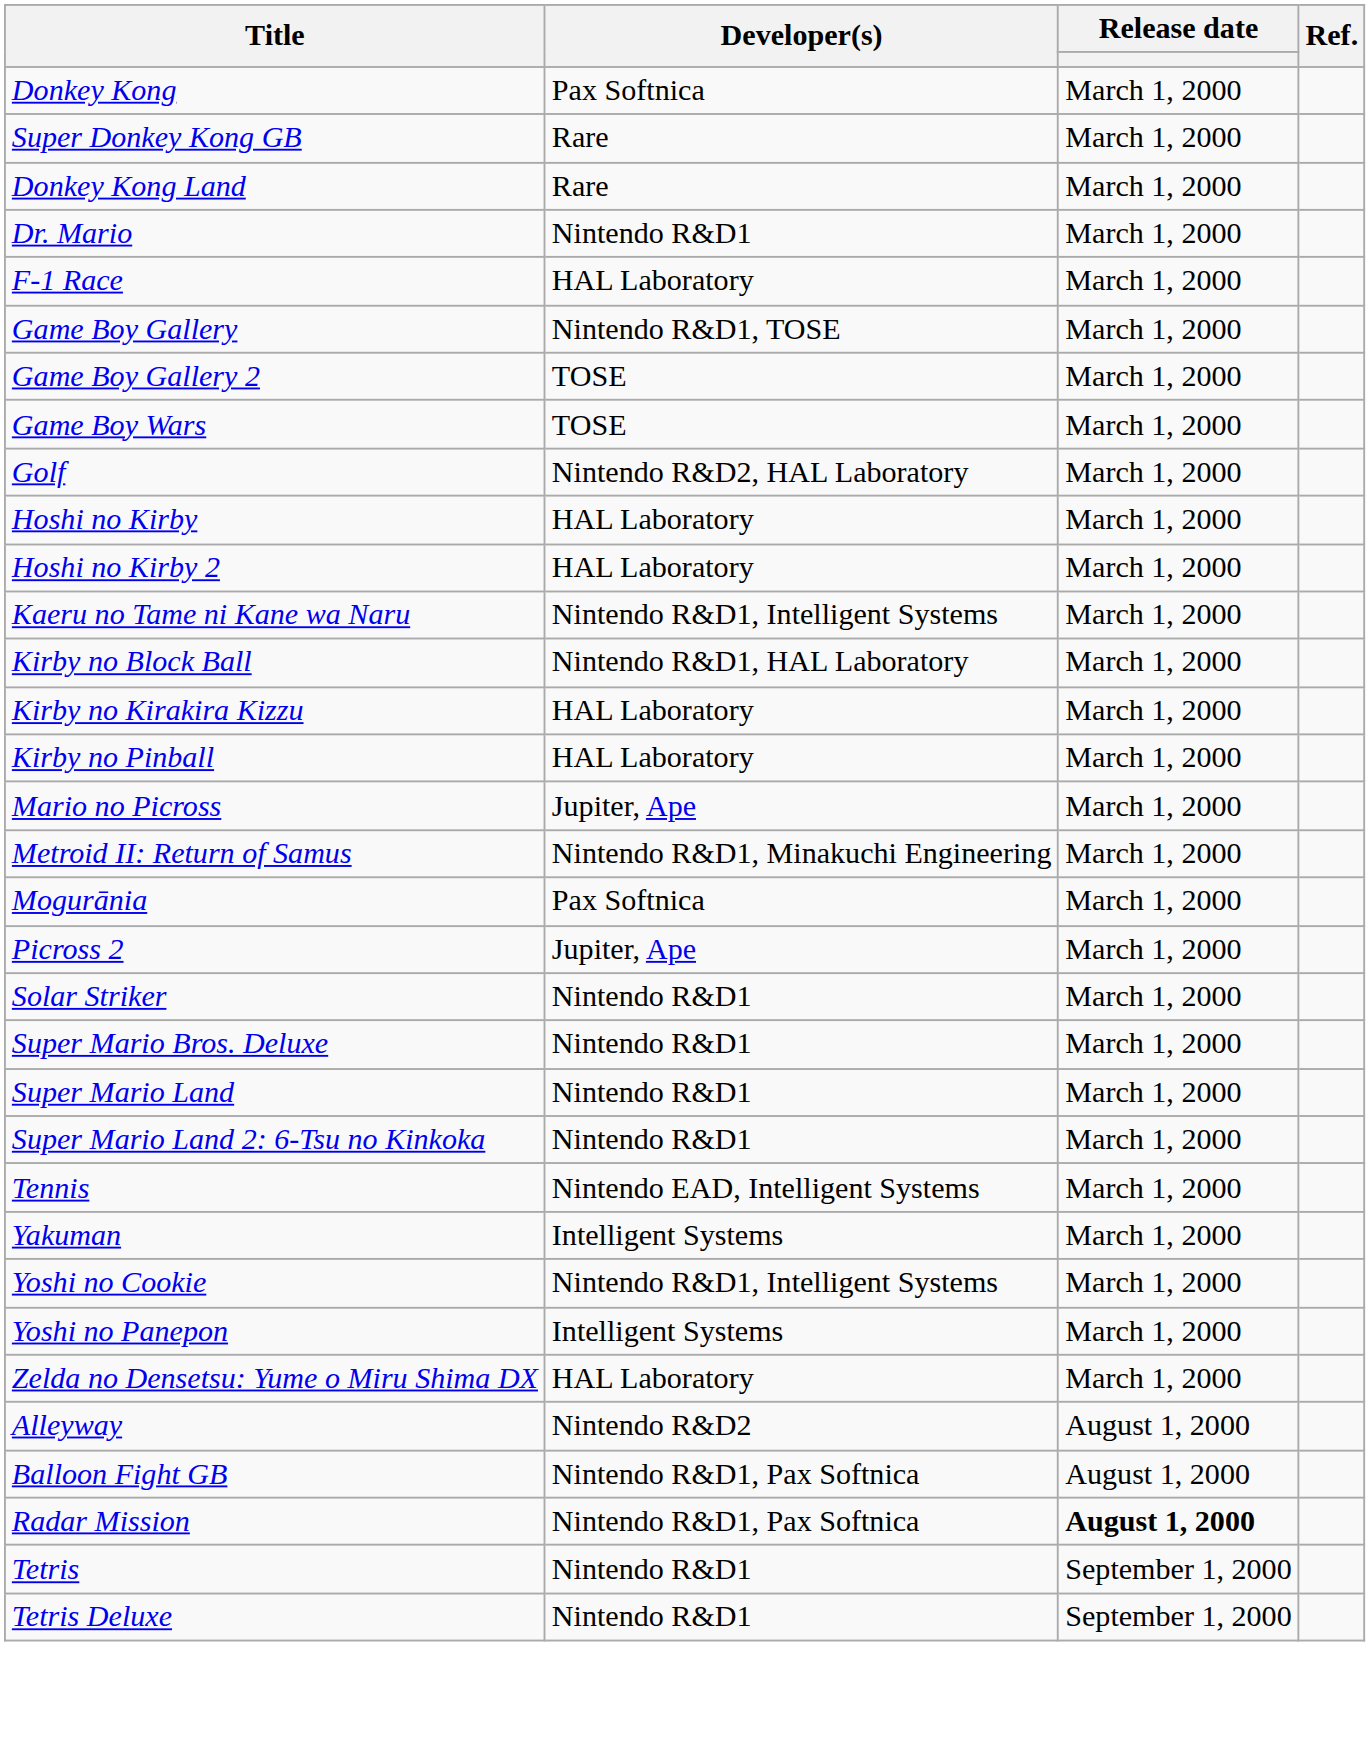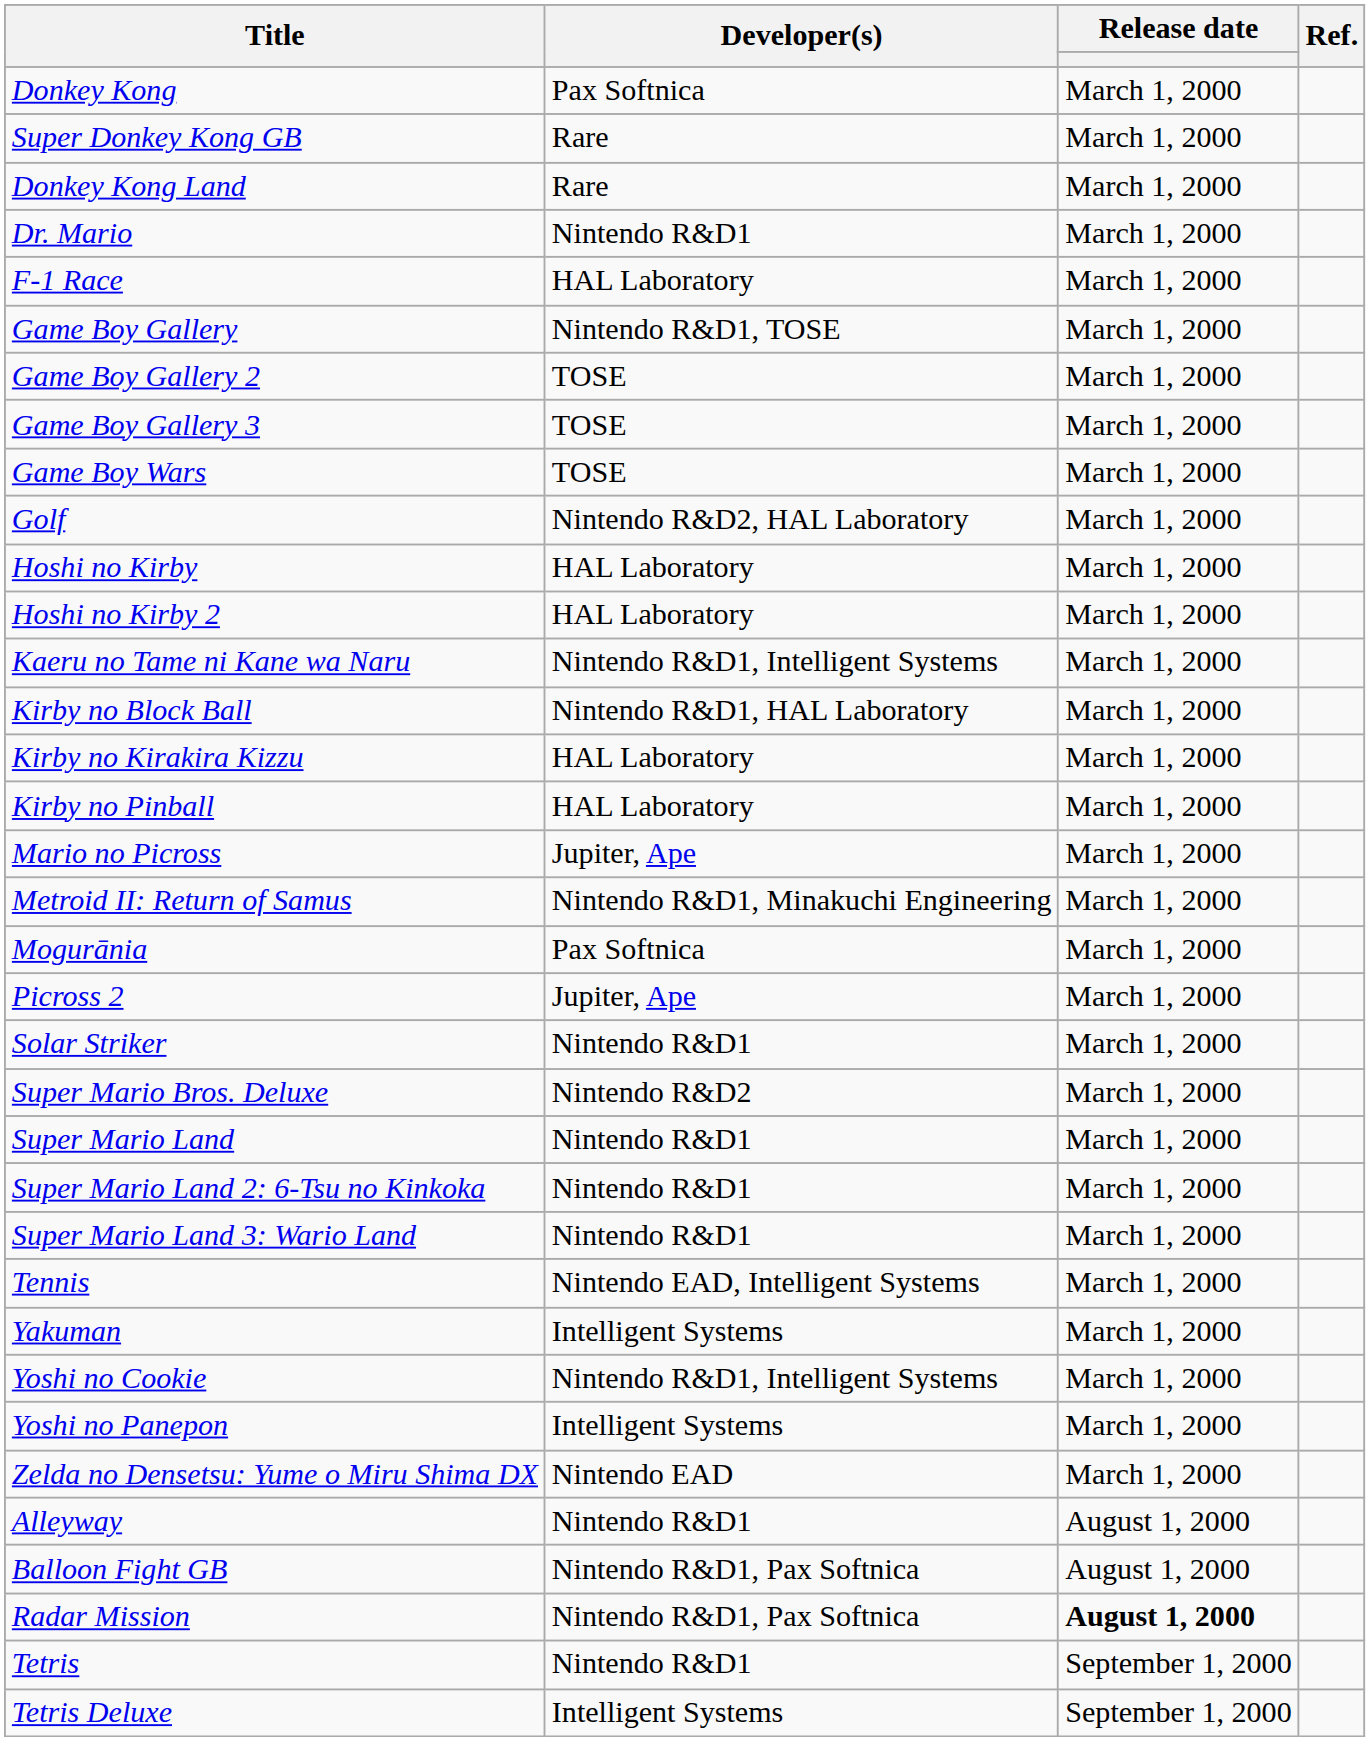+ row: (136, 423)
(652, 1044) Nintendo R&D1 -> (652, 1091) Nintendo R&D2
+ row: (214, 1234)
(653, 1377) HAL Laboratory -> (642, 1473) Nintendo EAD
(652, 1425) Nintendo R&D2 -> (652, 1521) Nintendo R&D1
(652, 1616) Nintendo R&D1 -> (668, 1711) Intelligent Systems
